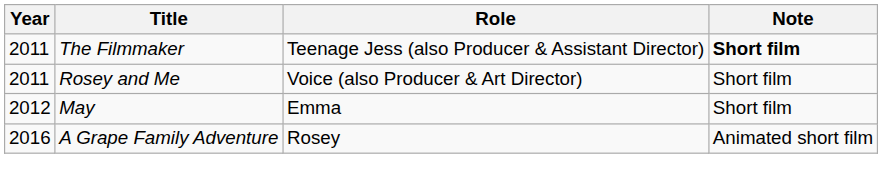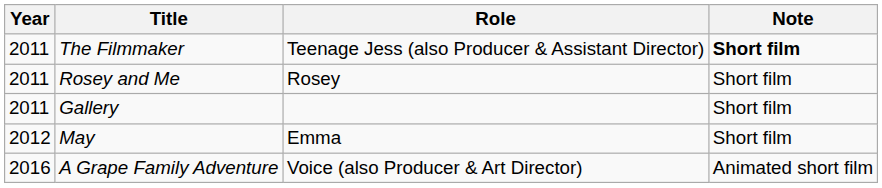(435, 78) Voice (also Producer & Art Director) -> (314, 78) Rosey
+ row: (89, 108)
(314, 138) Rosey -> (435, 167) Voice (also Producer & Art Director)
